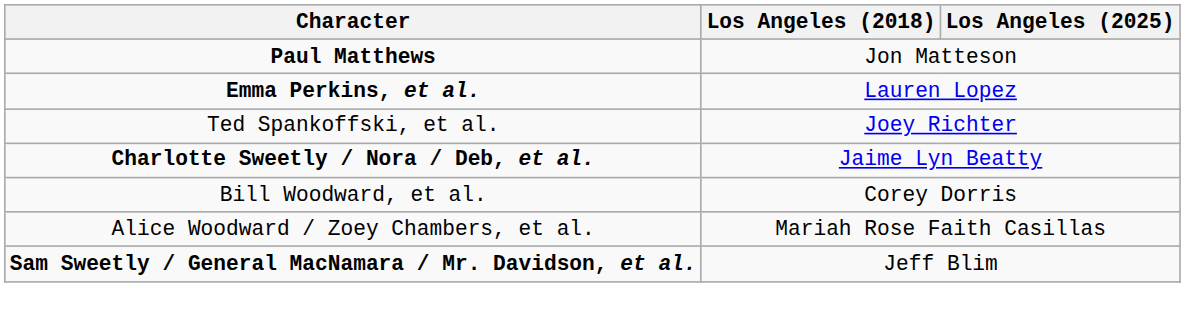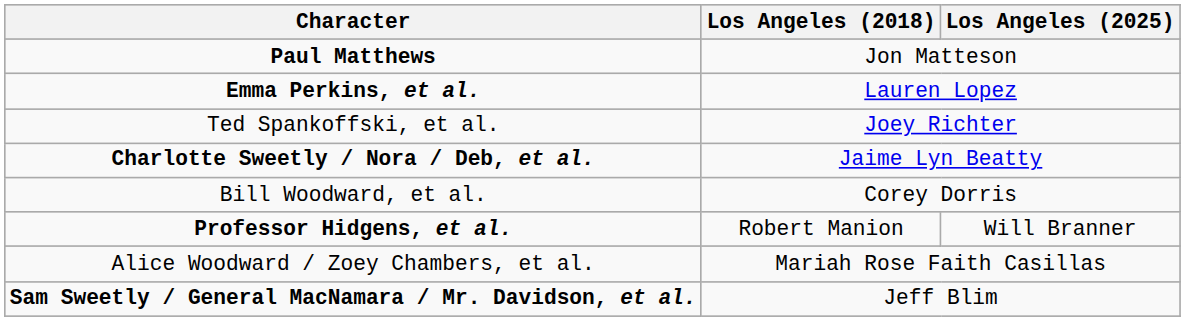+ row: (353, 229)
